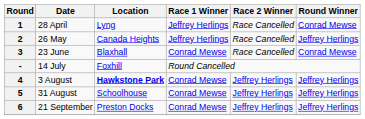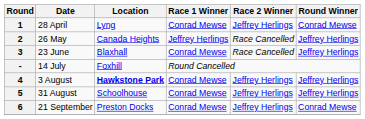(198, 24) Jeffrey Herlings -> (197, 24) Conrad Mewse
(263, 24) Race Cancelled -> (263, 24) Jeffrey Herlings
(327, 52) Conrad Mewse -> (328, 52) Jeffrey Herlings
(328, 107) Jeffrey Herlings -> (327, 107) Conrad Mewse
